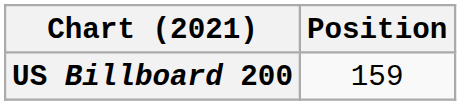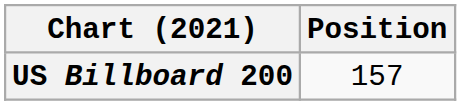(377, 77) 159 -> (377, 77) 157
